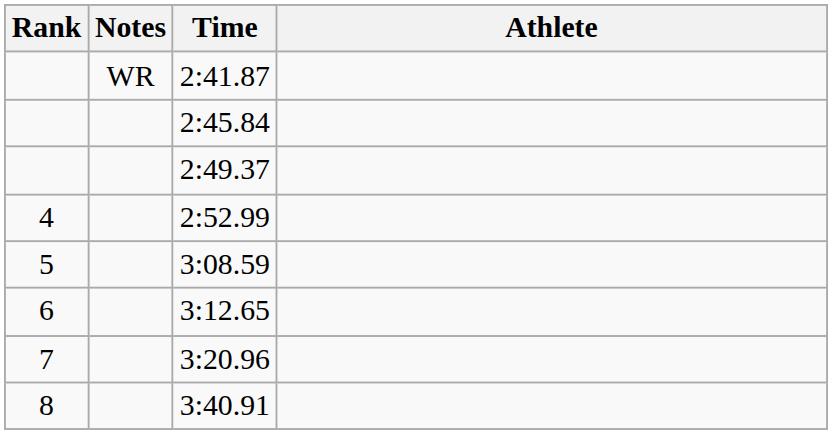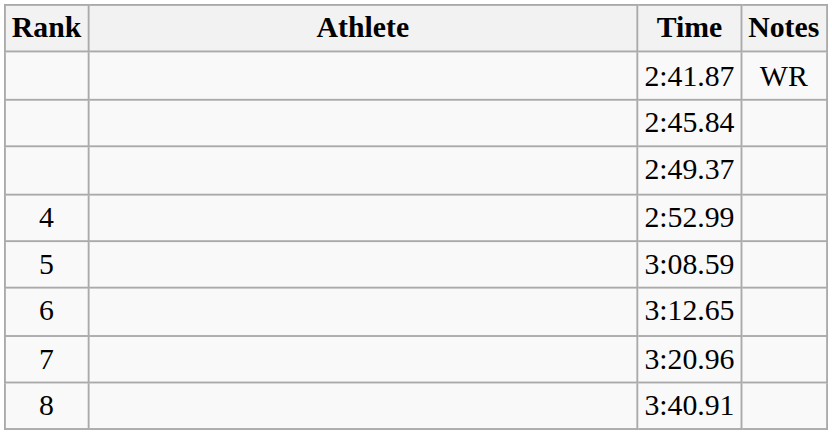columns swapped: (551, 28) <-> (131, 28)
